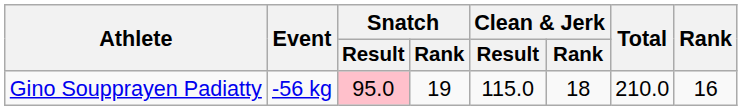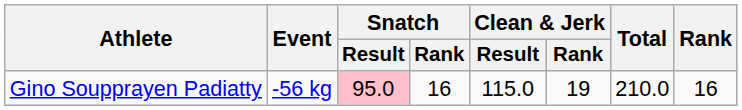(439, 89) 19 -> (439, 89) 16
(578, 89) 18 -> (578, 89) 19
